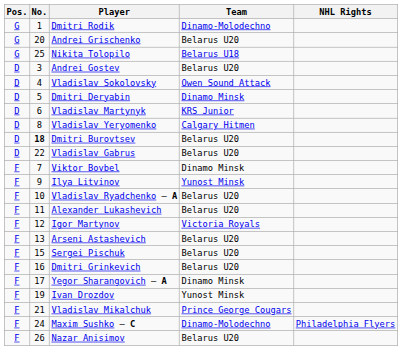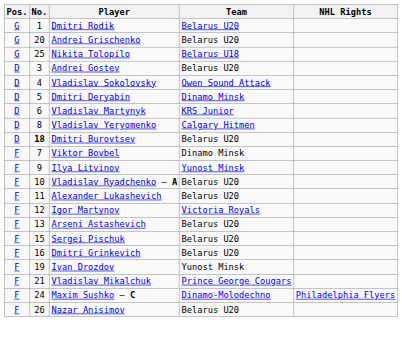(226, 26) Dinamo-Molodechno -> (210, 26) Belarus U20
- row: (93, 153)
- row: (109, 281)
